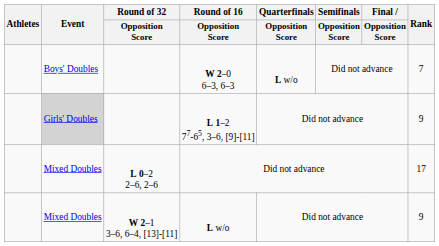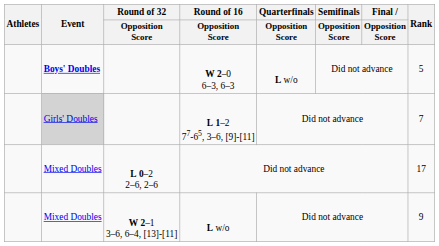(71, 69) normal -> (72, 69) bold
(421, 69) 7 -> (421, 69) 5
(421, 119) 9 -> (421, 119) 7
